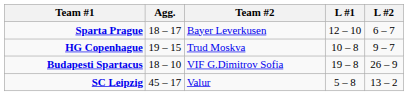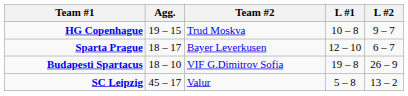rows swapped: (104, 47) <-> (109, 30)
